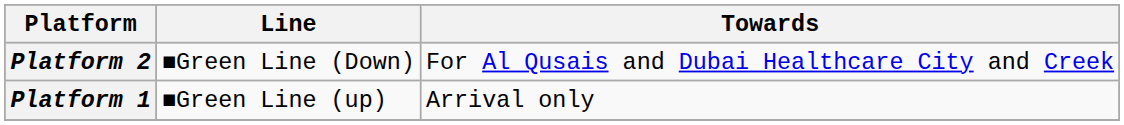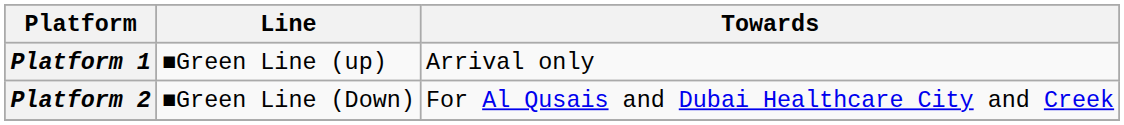rows swapped: (81, 100) <-> (81, 62)
